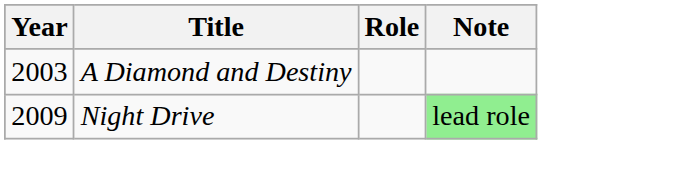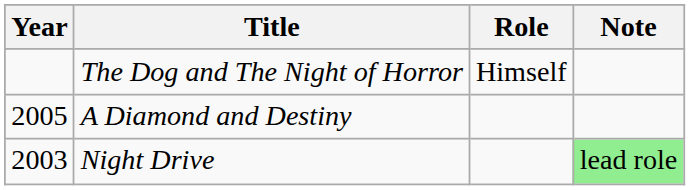+ row: (272, 71)
(40, 71) 2003 -> (40, 116) 2005
(40, 116) 2009 -> (40, 160) 2003
